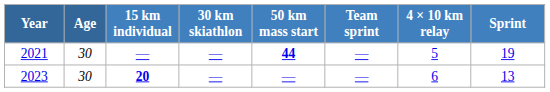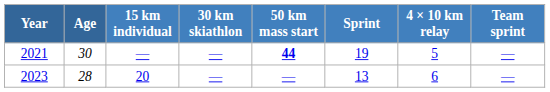columns swapped: (508, 23) <-> (362, 23)
(85, 76) 30 -> (85, 76) 28
(143, 76) bold -> (143, 76) normal
